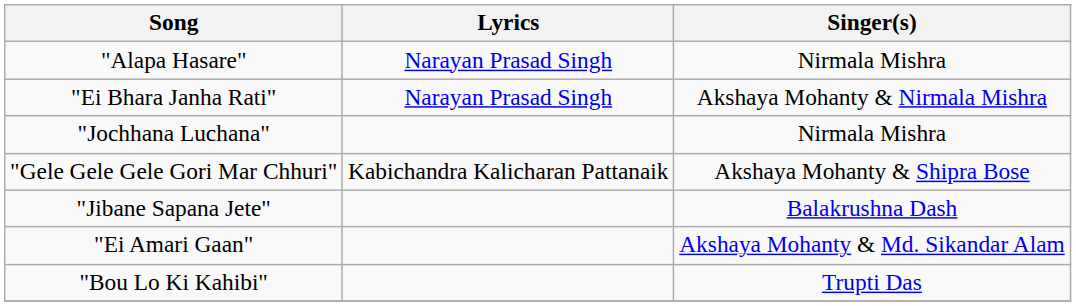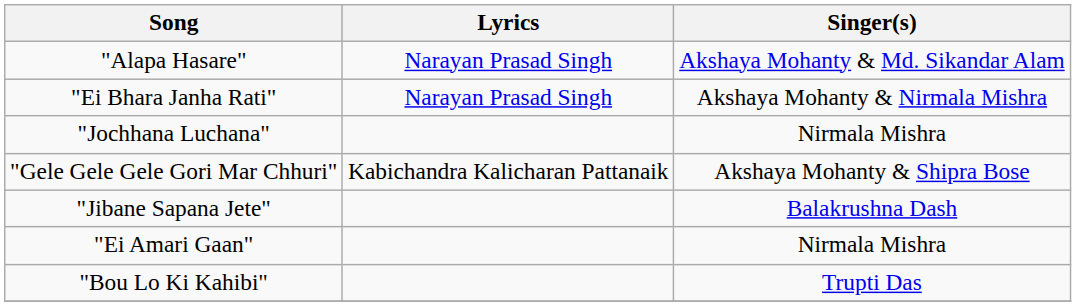(872, 60) Nirmala Mishra -> (872, 60) Akshaya Mohanty & Md. Sikandar Alam
(872, 245) Akshaya Mohanty & Md. Sikandar Alam -> (872, 245) Nirmala Mishra
